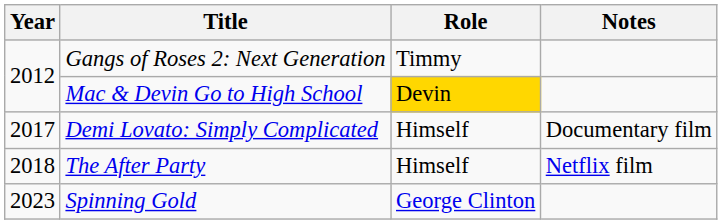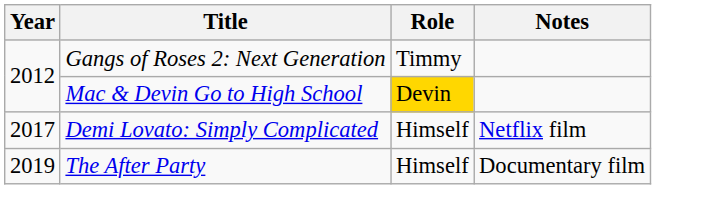(629, 129) Documentary film -> (533, 129) Netflix film
(32, 165) 2018 -> (32, 165) 2019
(599, 165) Netflix film -> (562, 165) Documentary film
- row: (131, 201)
